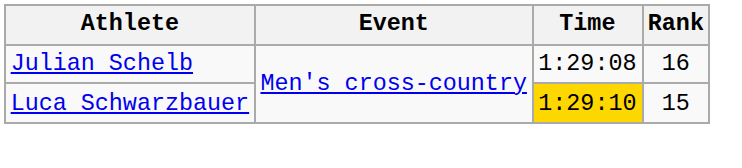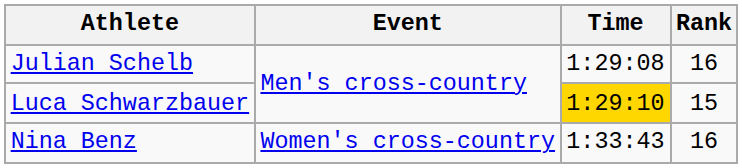+ row: (74, 142)
